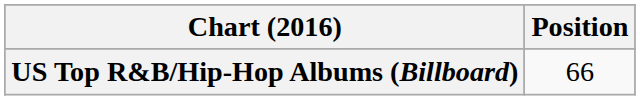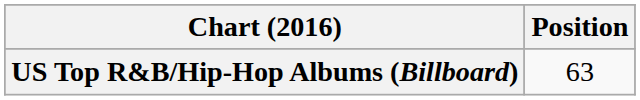(580, 71) 66 -> (580, 71) 63
